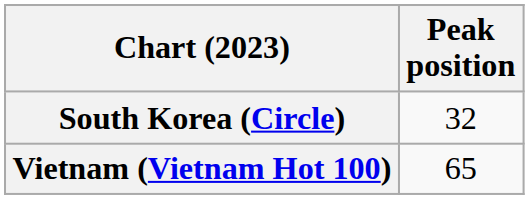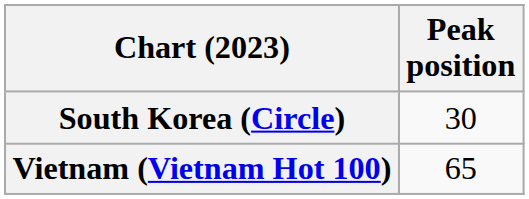(461, 117) 32 -> (461, 117) 30
